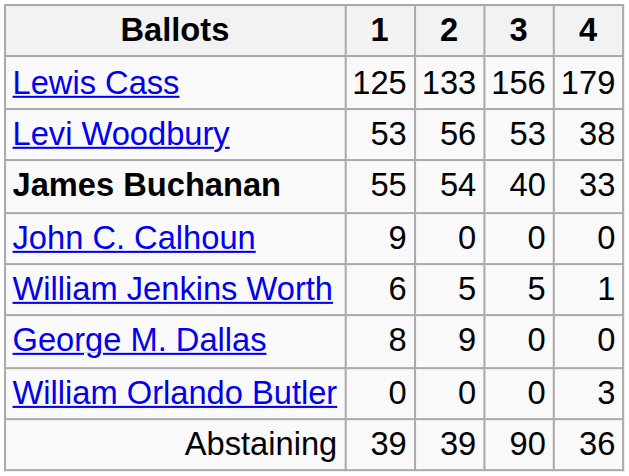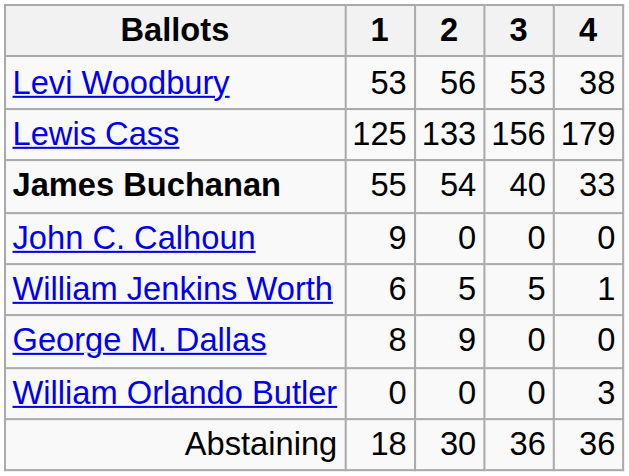rows swapped: (96, 82) <-> (121, 133)
(389, 444) 39 -> (389, 444) 18
(458, 444) 39 -> (458, 444) 30
(528, 444) 90 -> (528, 444) 36
